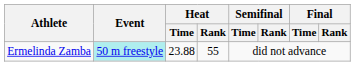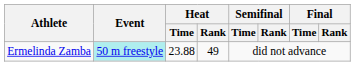(213, 51) 55 -> (213, 51) 49
